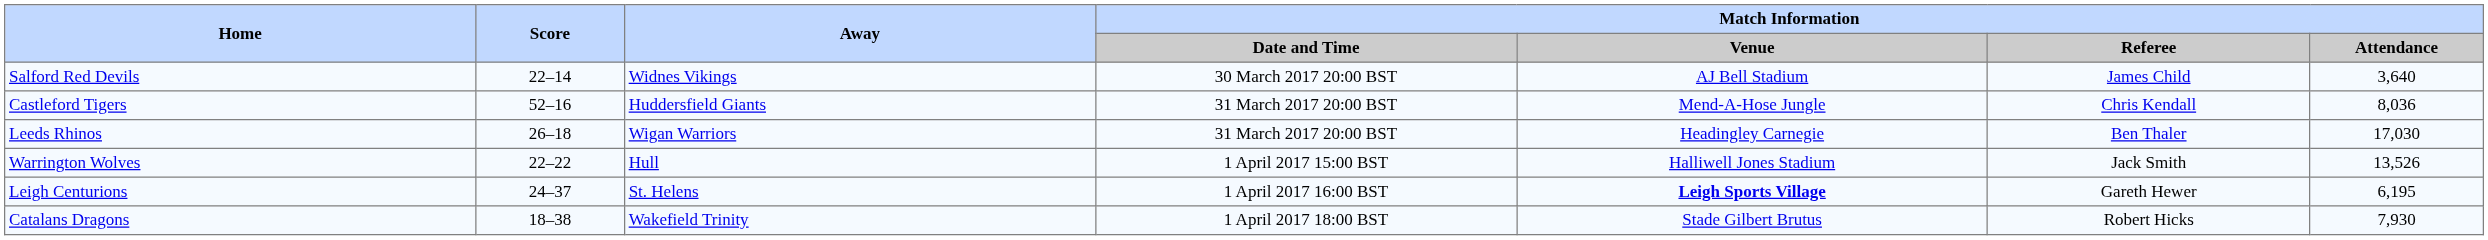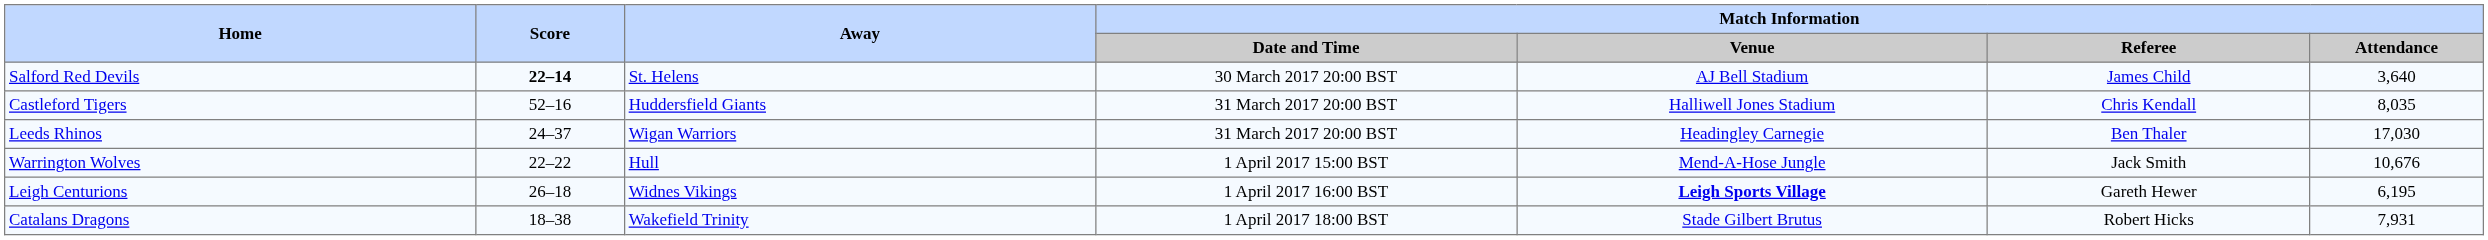(550, 76) normal -> (550, 76) bold
(683, 76) Widnes Vikings -> (664, 76) St. Helens
(1752, 105) Mend-A-Hose Jungle -> (1752, 105) Halliwell Jones Stadium
(2397, 105) 8,036 -> (2397, 105) 8,035
(550, 133) 26–18 -> (550, 133) 24–37
(1752, 162) Halliwell Jones Stadium -> (1752, 162) Mend-A-Hose Jungle
(2397, 162) 13,526 -> (2397, 162) 10,676
(550, 191) 24–37 -> (550, 191) 26–18
(664, 191) St. Helens -> (683, 191) Widnes Vikings
(2397, 220) 7,930 -> (2397, 220) 7,931
